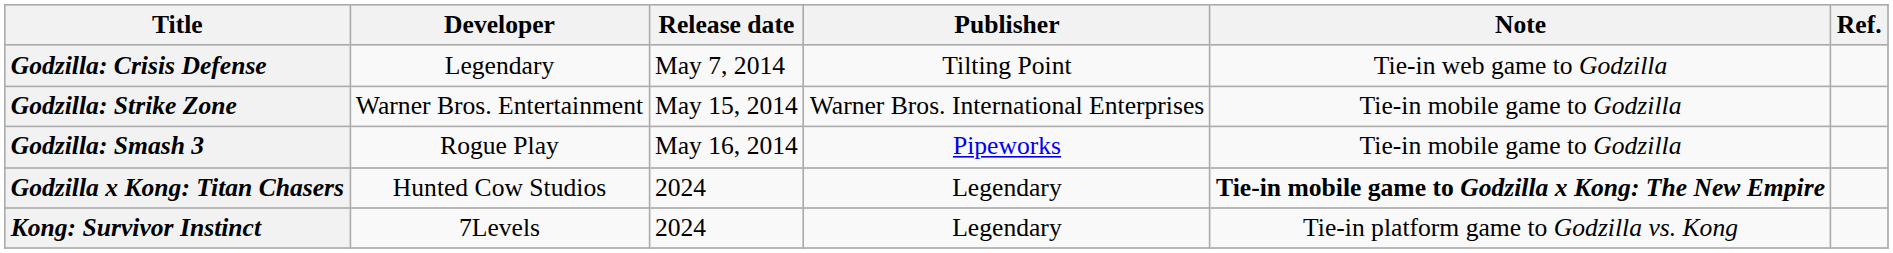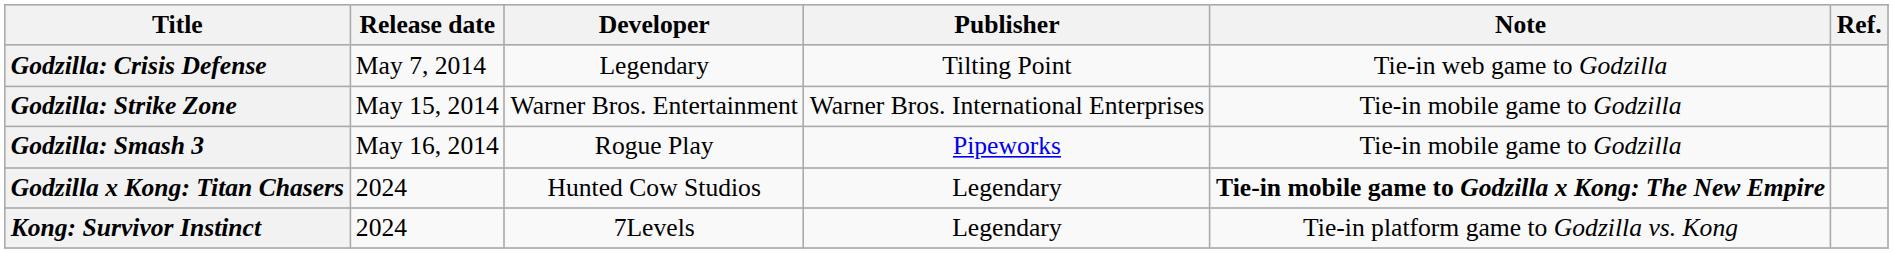columns swapped: (726, 24) <-> (499, 24)
